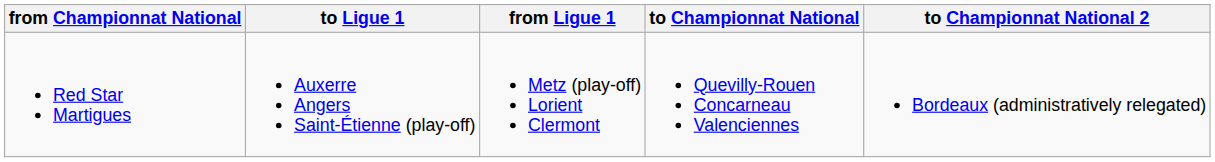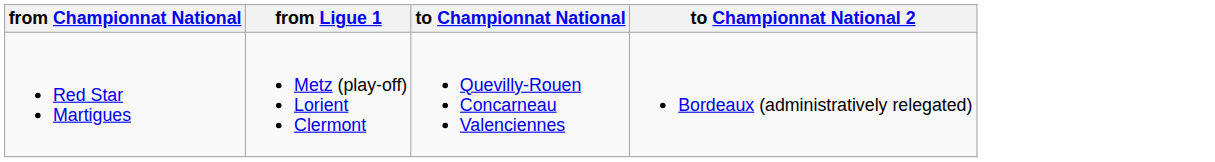- column: (363, 18)
